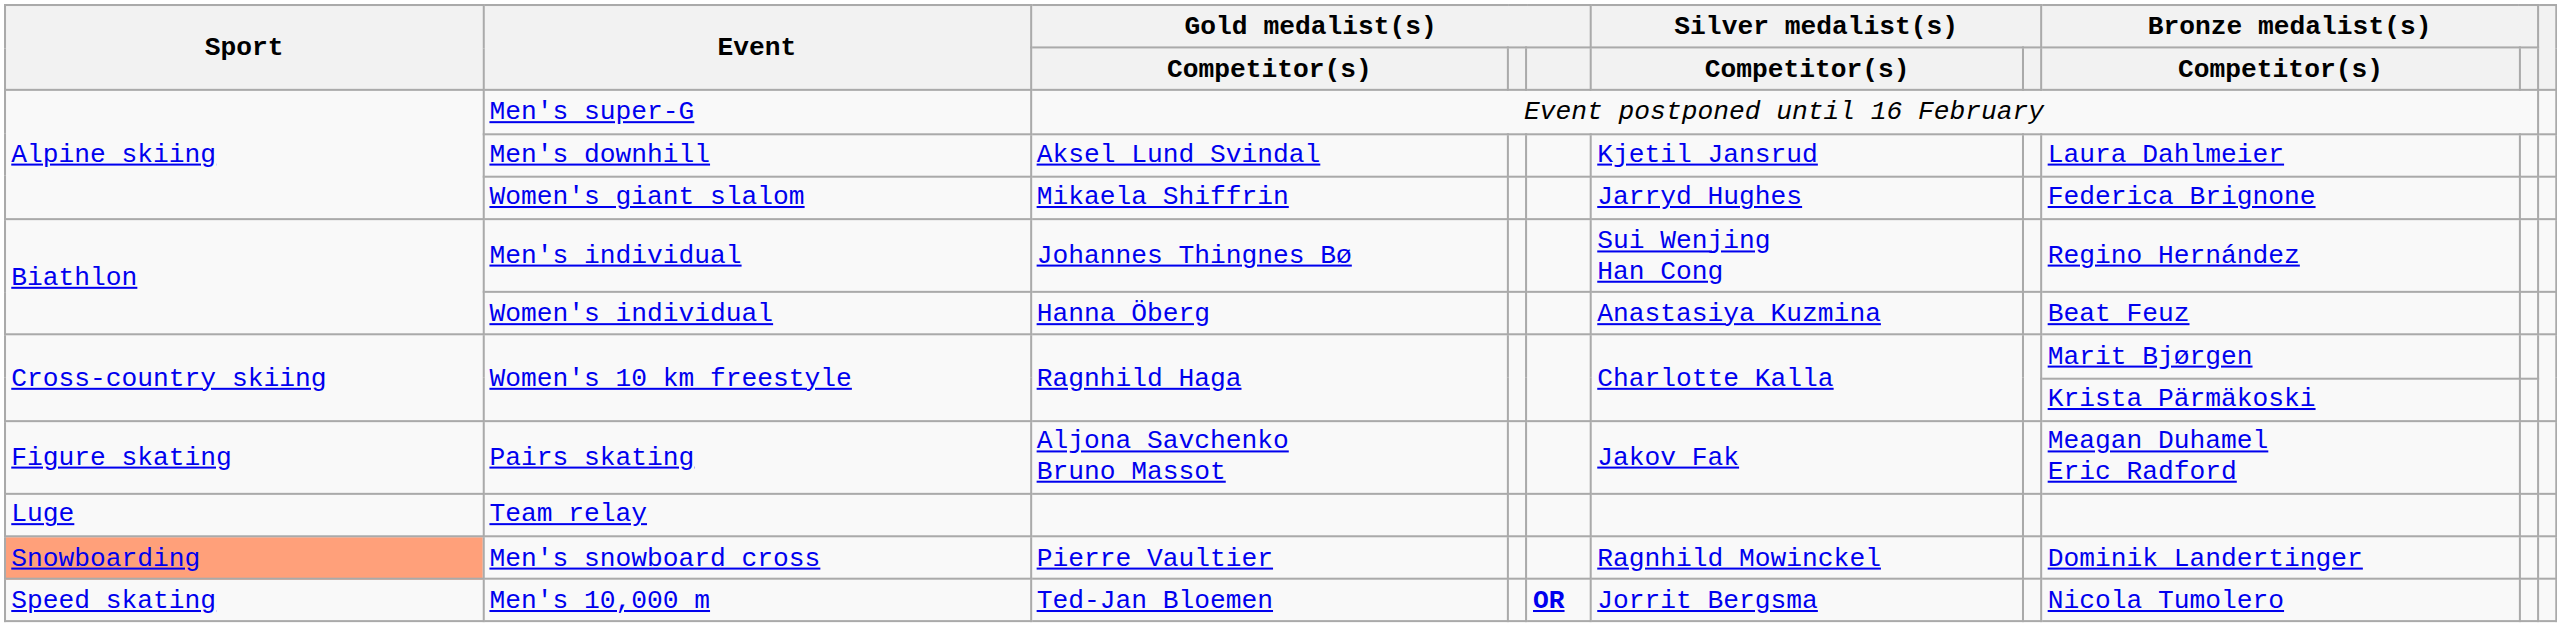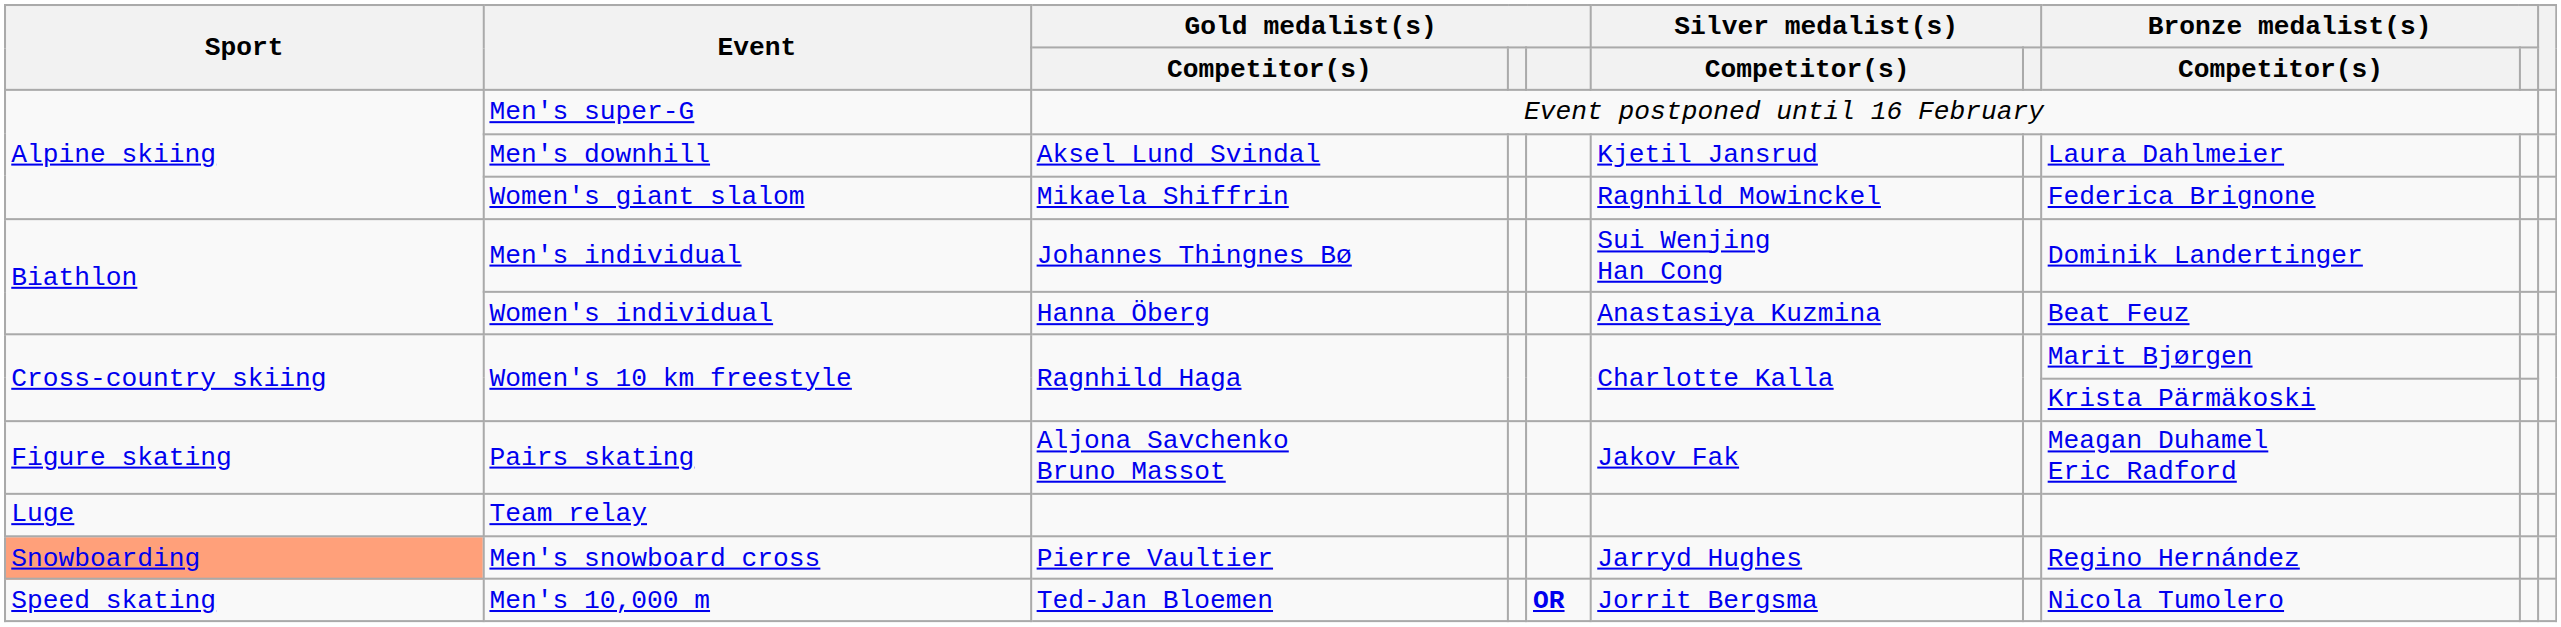(1700, 198) Jarryd Hughes -> (1739, 198) Ragnhild Mowinckel
(2174, 256) Regino Hernández -> (2205, 256) Dominik Landertinger
(1739, 558) Ragnhild Mowinckel -> (1700, 558) Jarryd Hughes
(2205, 558) Dominik Landertinger -> (2174, 558) Regino Hernández
